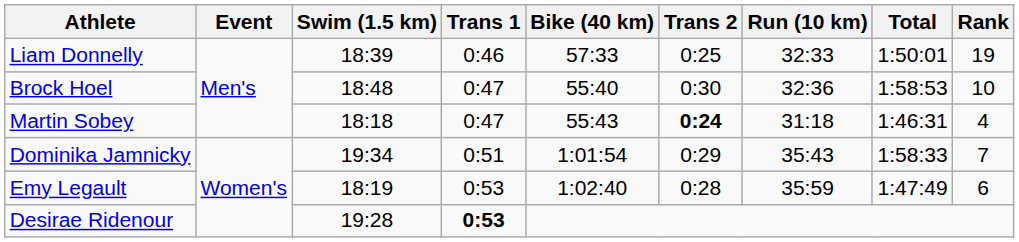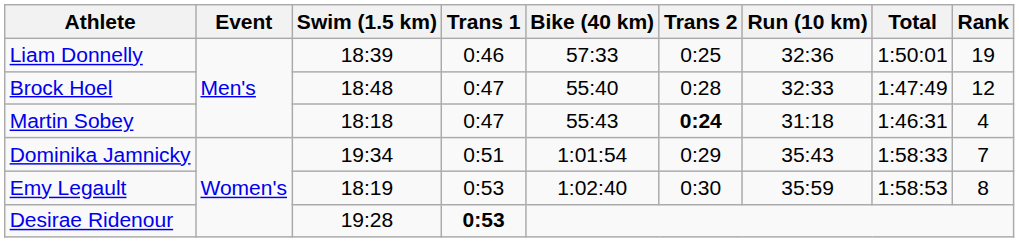(808, 55) 32:33 -> (808, 55) 32:36
(701, 88) 0:30 -> (701, 88) 0:28
(808, 88) 32:36 -> (808, 88) 32:33
(913, 88) 1:58:53 -> (913, 88) 1:47:49
(983, 88) 10 -> (983, 88) 12
(701, 188) 0:28 -> (701, 188) 0:30
(913, 188) 1:47:49 -> (913, 188) 1:58:53
(983, 188) 6 -> (983, 188) 8
